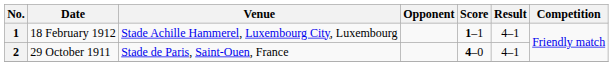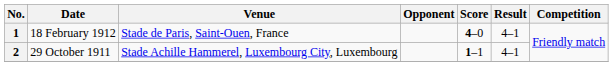(259, 33) Stade Achille Hammerel, Luxembourg City, Luxembourg -> (205, 33) Stade de Paris, Saint-Ouen, France
(474, 33) 1–1 -> (474, 33) 4–0
(205, 52) Stade de Paris, Saint-Ouen, France -> (259, 52) Stade Achille Hammerel, Luxembourg City, Luxembourg
(474, 52) 4–0 -> (474, 52) 1–1
